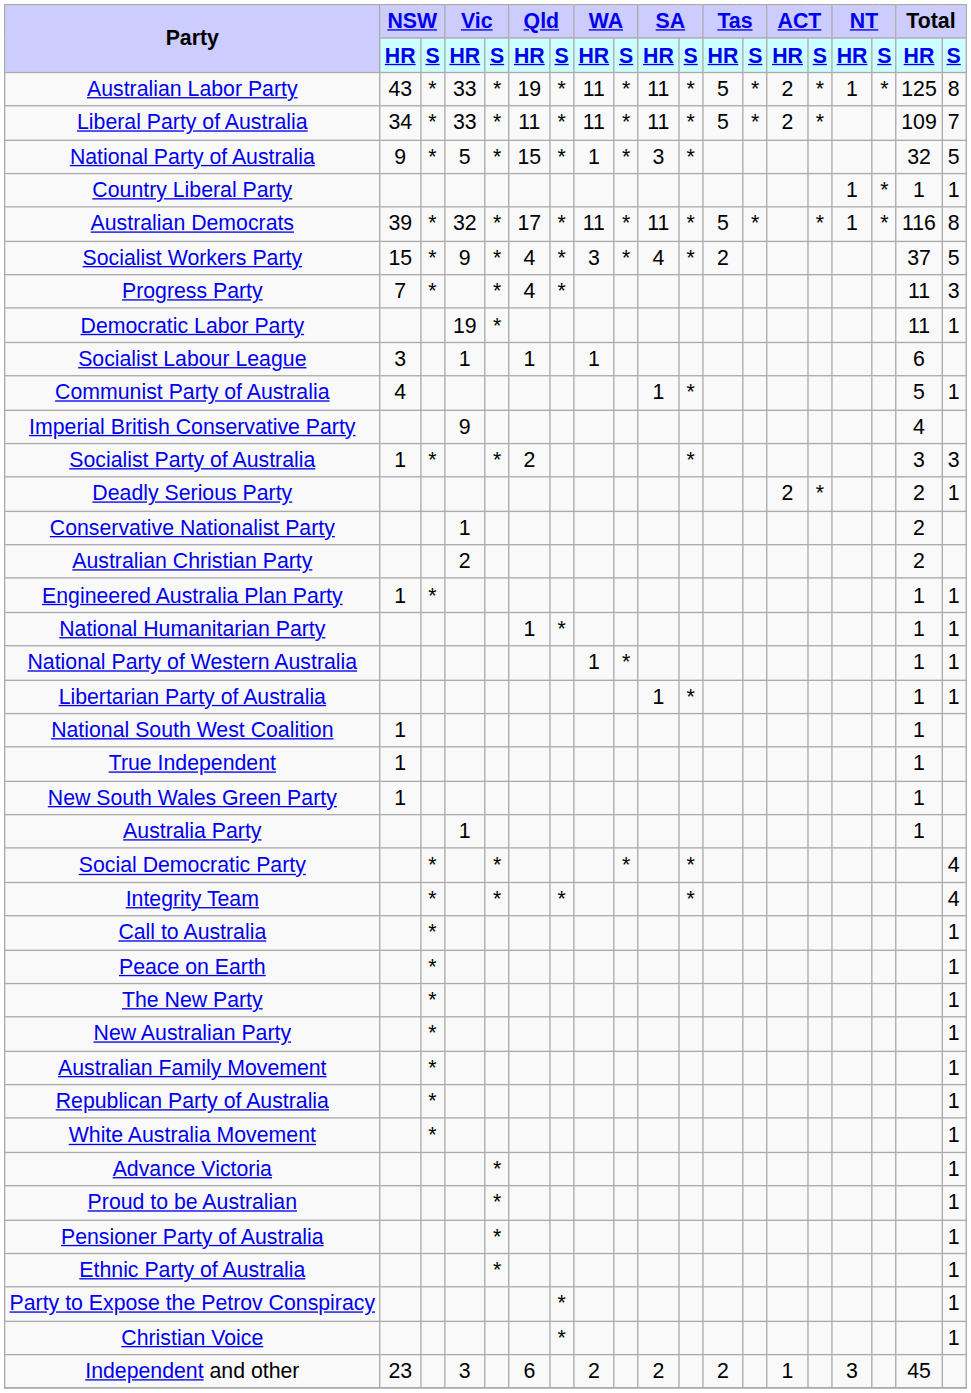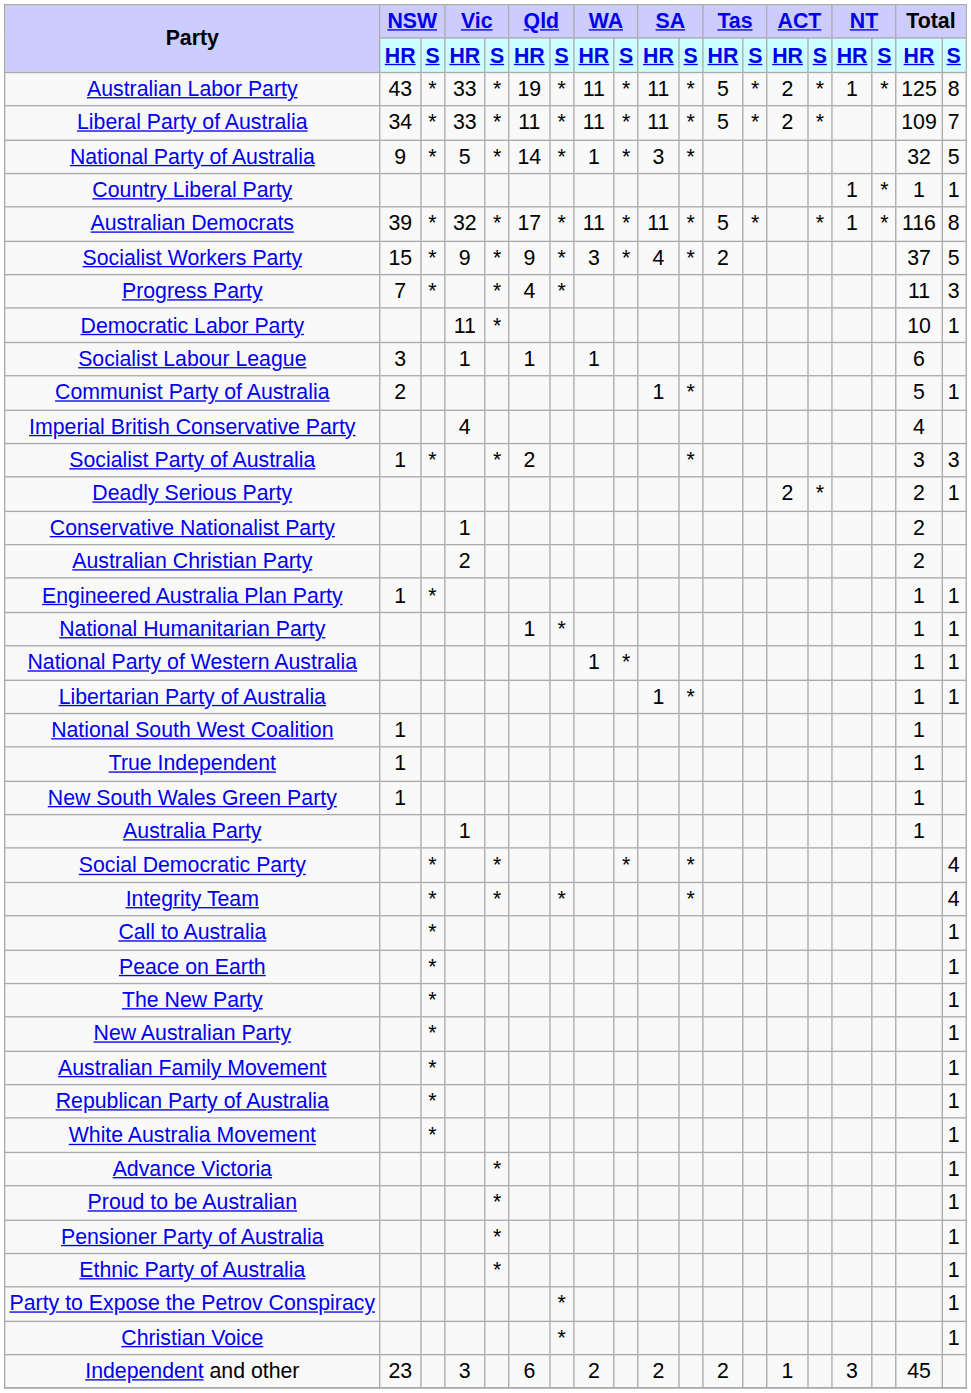(529, 156) 15 -> (529, 156) 14
(529, 257) 4 -> (529, 257) 9
(465, 325) 19 -> (465, 325) 11
(919, 325) 11 -> (919, 325) 10
(400, 392) 4 -> (400, 392) 2
(465, 426) 9 -> (465, 426) 4
